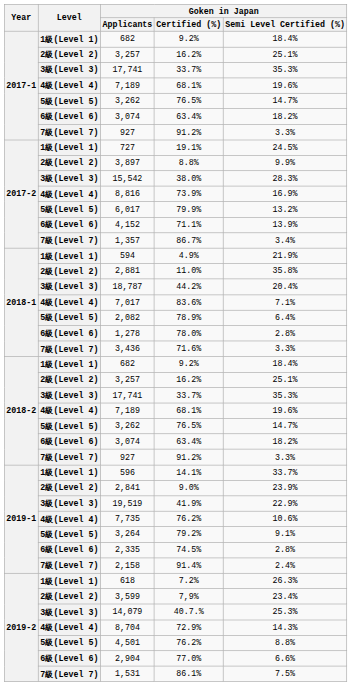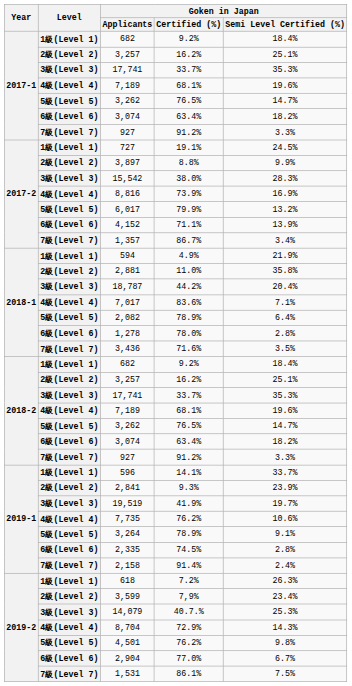(285, 349) 3.3% -> (285, 349) 3.5%
(189, 488) 9.0% -> (189, 488) 9.3%
(285, 504) 22.9% -> (285, 504) 19.7%
(189, 535) 79.2% -> (189, 535) 78.9%
(285, 643) 8.8% -> (285, 643) 9.8%
(285, 658) 6.6% -> (285, 658) 6.7%
